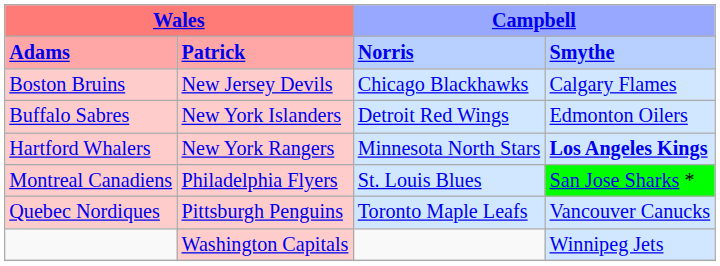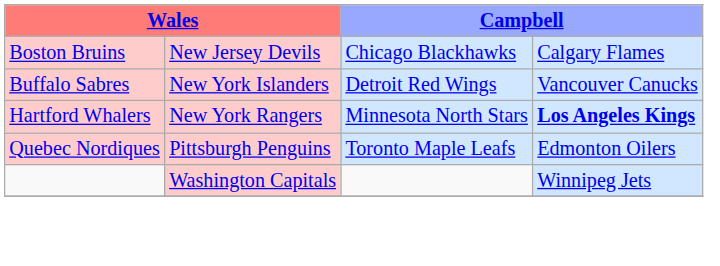- row: (40, 52)
(619, 116) Edmonton Oilers -> (618, 84) Vancouver Canucks
- row: (91, 180)
(630, 212) Vancouver Canucks -> (606, 148) Edmonton Oilers
